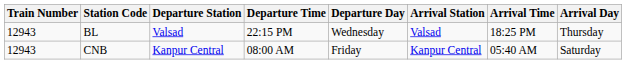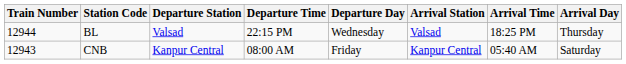(21, 31) 12943 -> (21, 31) 12944
